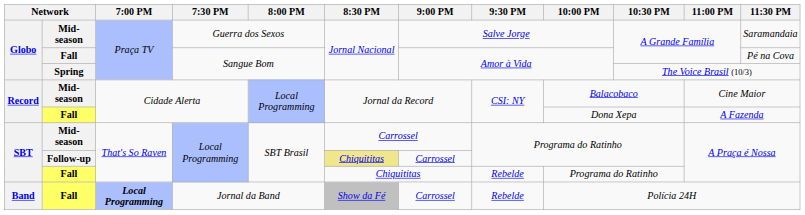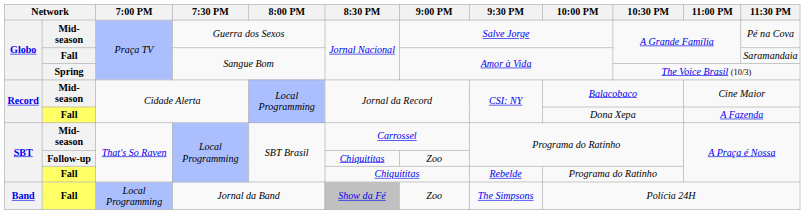(770, 34) Saramandaia -> (770, 34) Pé na Cova
(770, 55) Pé na Cova -> (770, 55) Saramandaia
(362, 158) khaki background -> (362, 158) no background
(435, 158) Carrossel -> (434, 158) Zoo
(134, 196) bold -> (134, 196) normal
(435, 196) Carrossel -> (434, 196) Zoo
(508, 196) Rebelde -> (506, 196) The Simpsons
